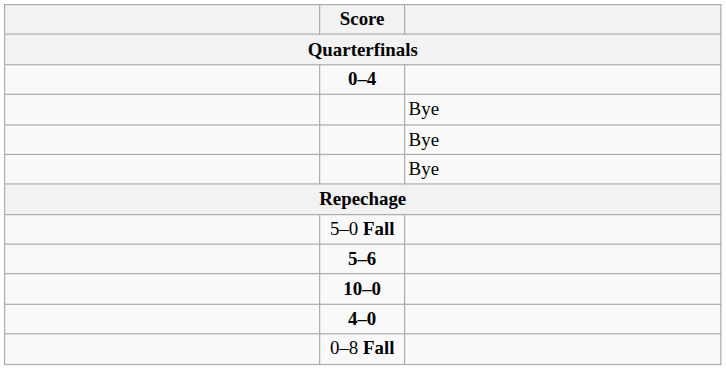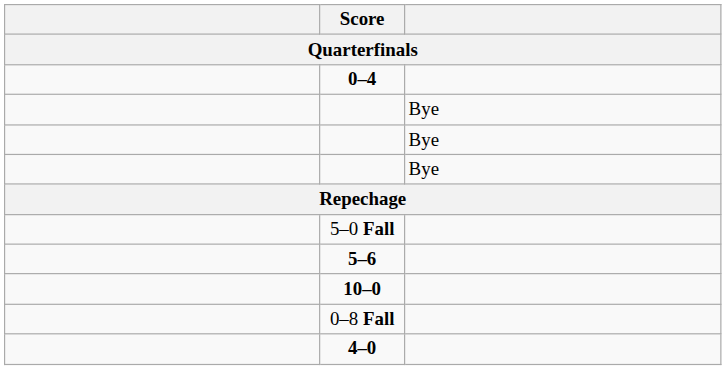rows swapped: (362, 318) <-> (362, 348)
